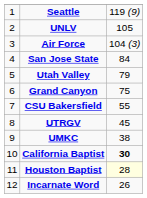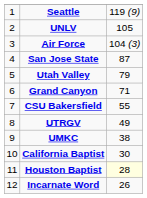(125, 59) 84 -> (125, 59) 87
(125, 91) 75 -> (125, 91) 71
(125, 122) 45 -> (125, 122) 49
(125, 153) bold -> (125, 153) normal
